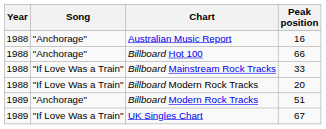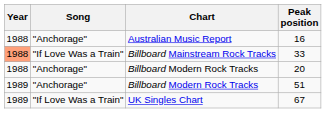- row: (299, 54)
(17, 69) no background -> (17, 54) lightsalmon background
(78, 85) "If Love Was a Train" -> (60, 69) "Anchorage"
